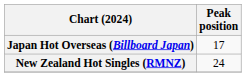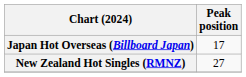(219, 63) 24 -> (219, 63) 27
